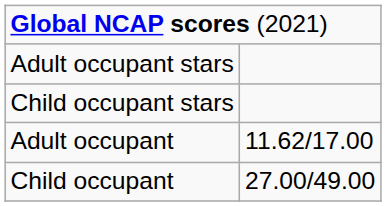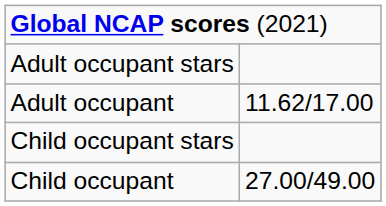rows swapped: (92, 141) <-> (122, 102)
